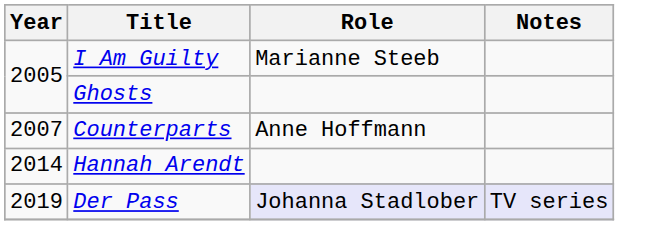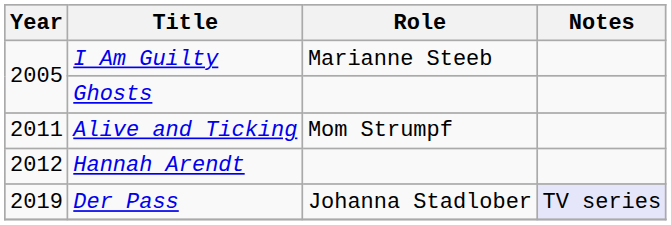- row: (152, 130)
+ row: (185, 130)
(36, 166) 2014 -> (36, 166) 2012
(367, 202) lavender background -> (420, 202) no background
